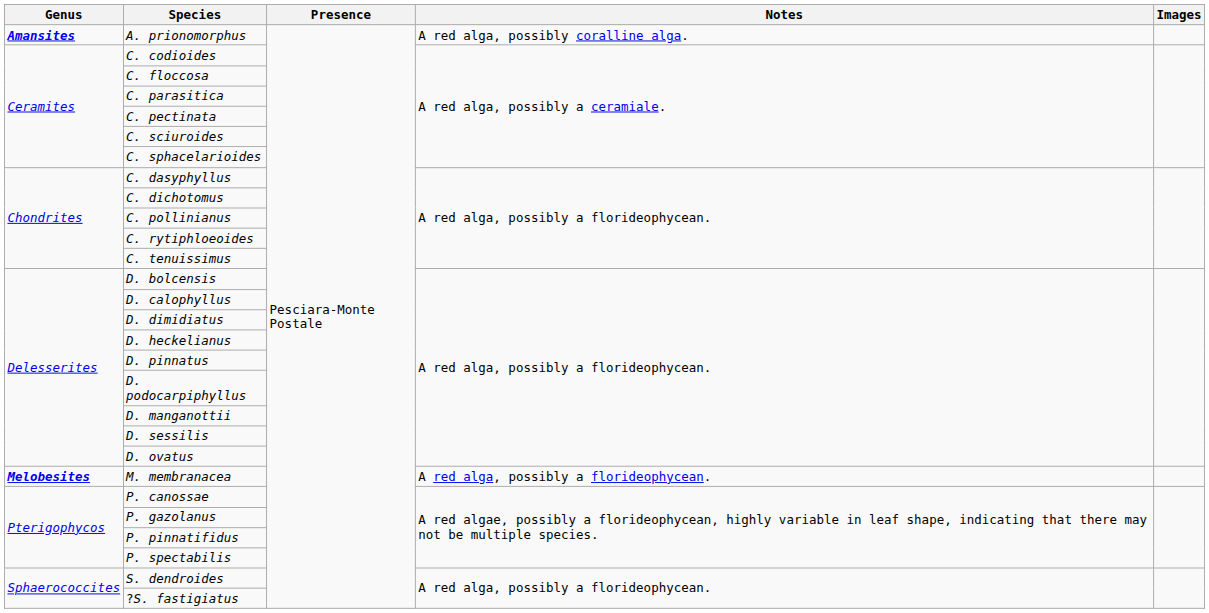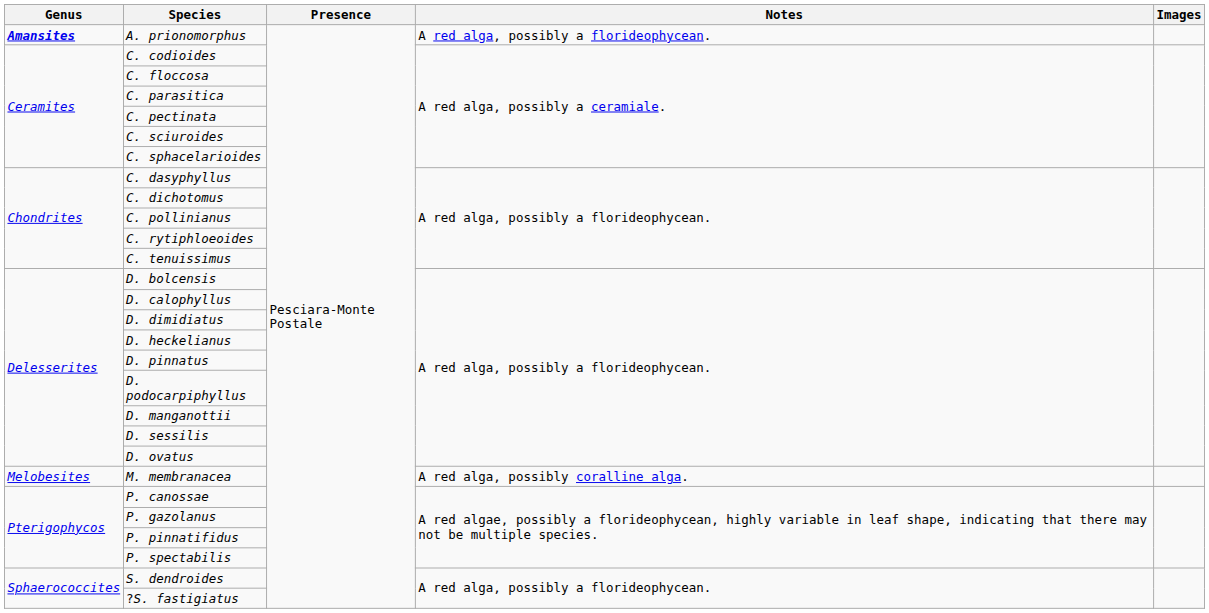(553, 35) A red alga, possibly coralline alga. -> (565, 35) A red alga, possibly a florideophycean.
(49, 477) bold -> (49, 477) normal
(565, 477) A red alga, possibly a florideophycean. -> (553, 477) A red alga, possibly coralline alga.
